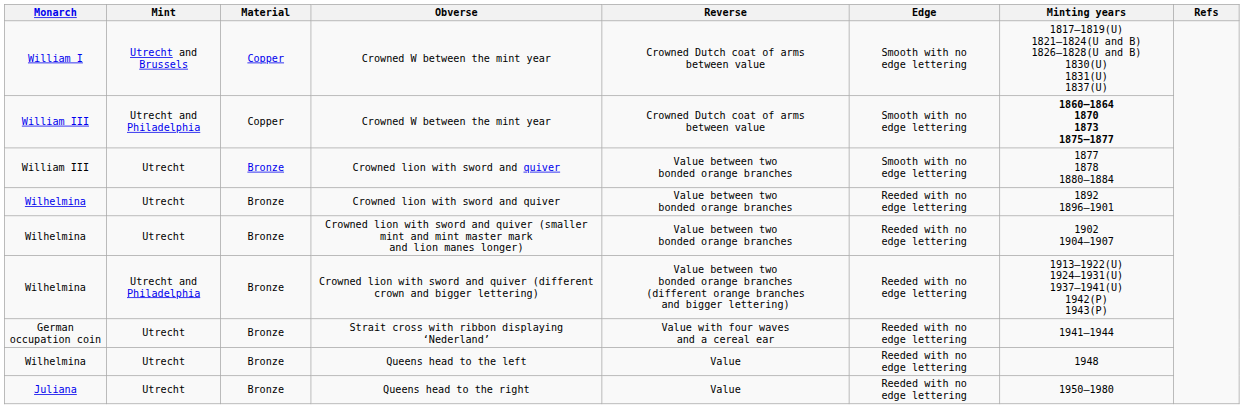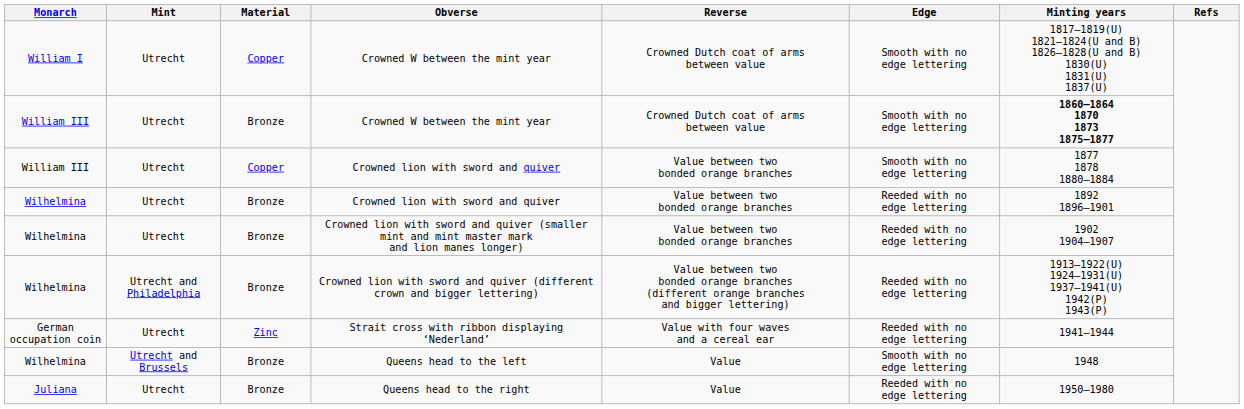(164, 58) Utrecht and Brussels -> (164, 58) Utrecht
(164, 122) Utrecht and Philadelphia -> (164, 122) Utrecht
(266, 122) Copper -> (266, 122) Bronze
(266, 168) Bronze -> (266, 168) Copper
(266, 333) Bronze -> (266, 333) Zinc
(164, 361) Utrecht -> (164, 361) Utrecht and Brussels
(924, 361) Reeded with no edge lettering -> (924, 361) Smooth with no edge lettering
